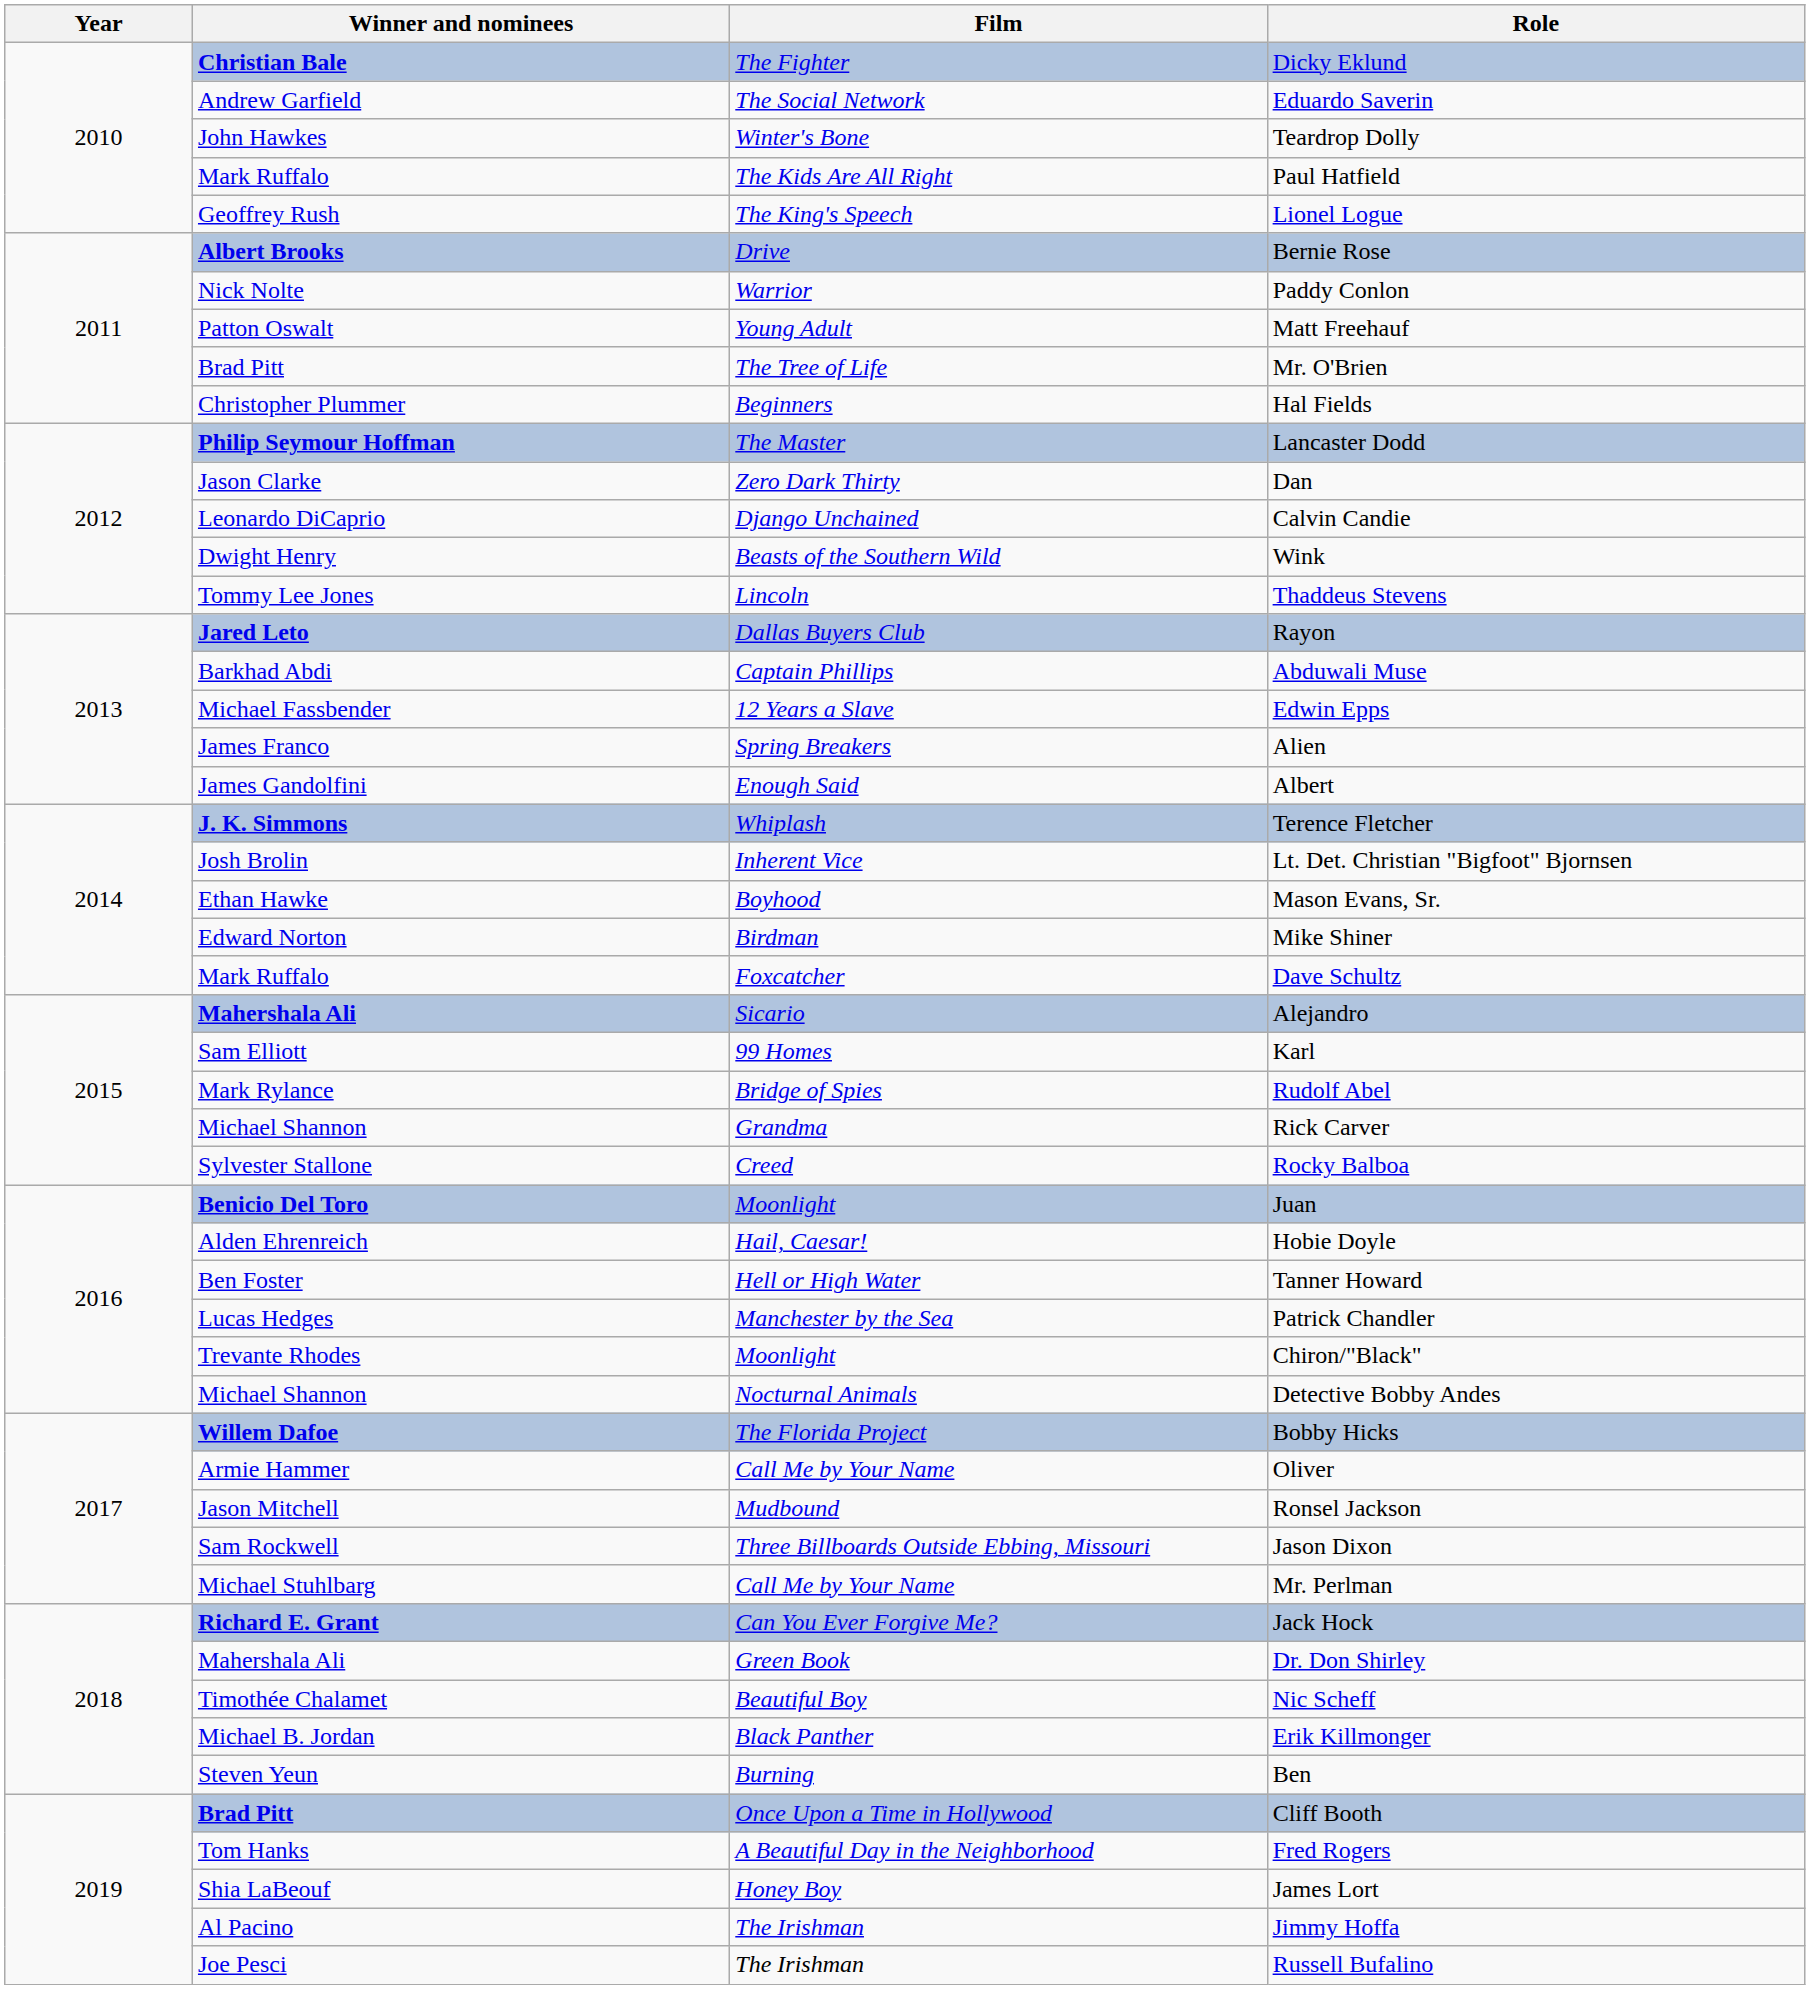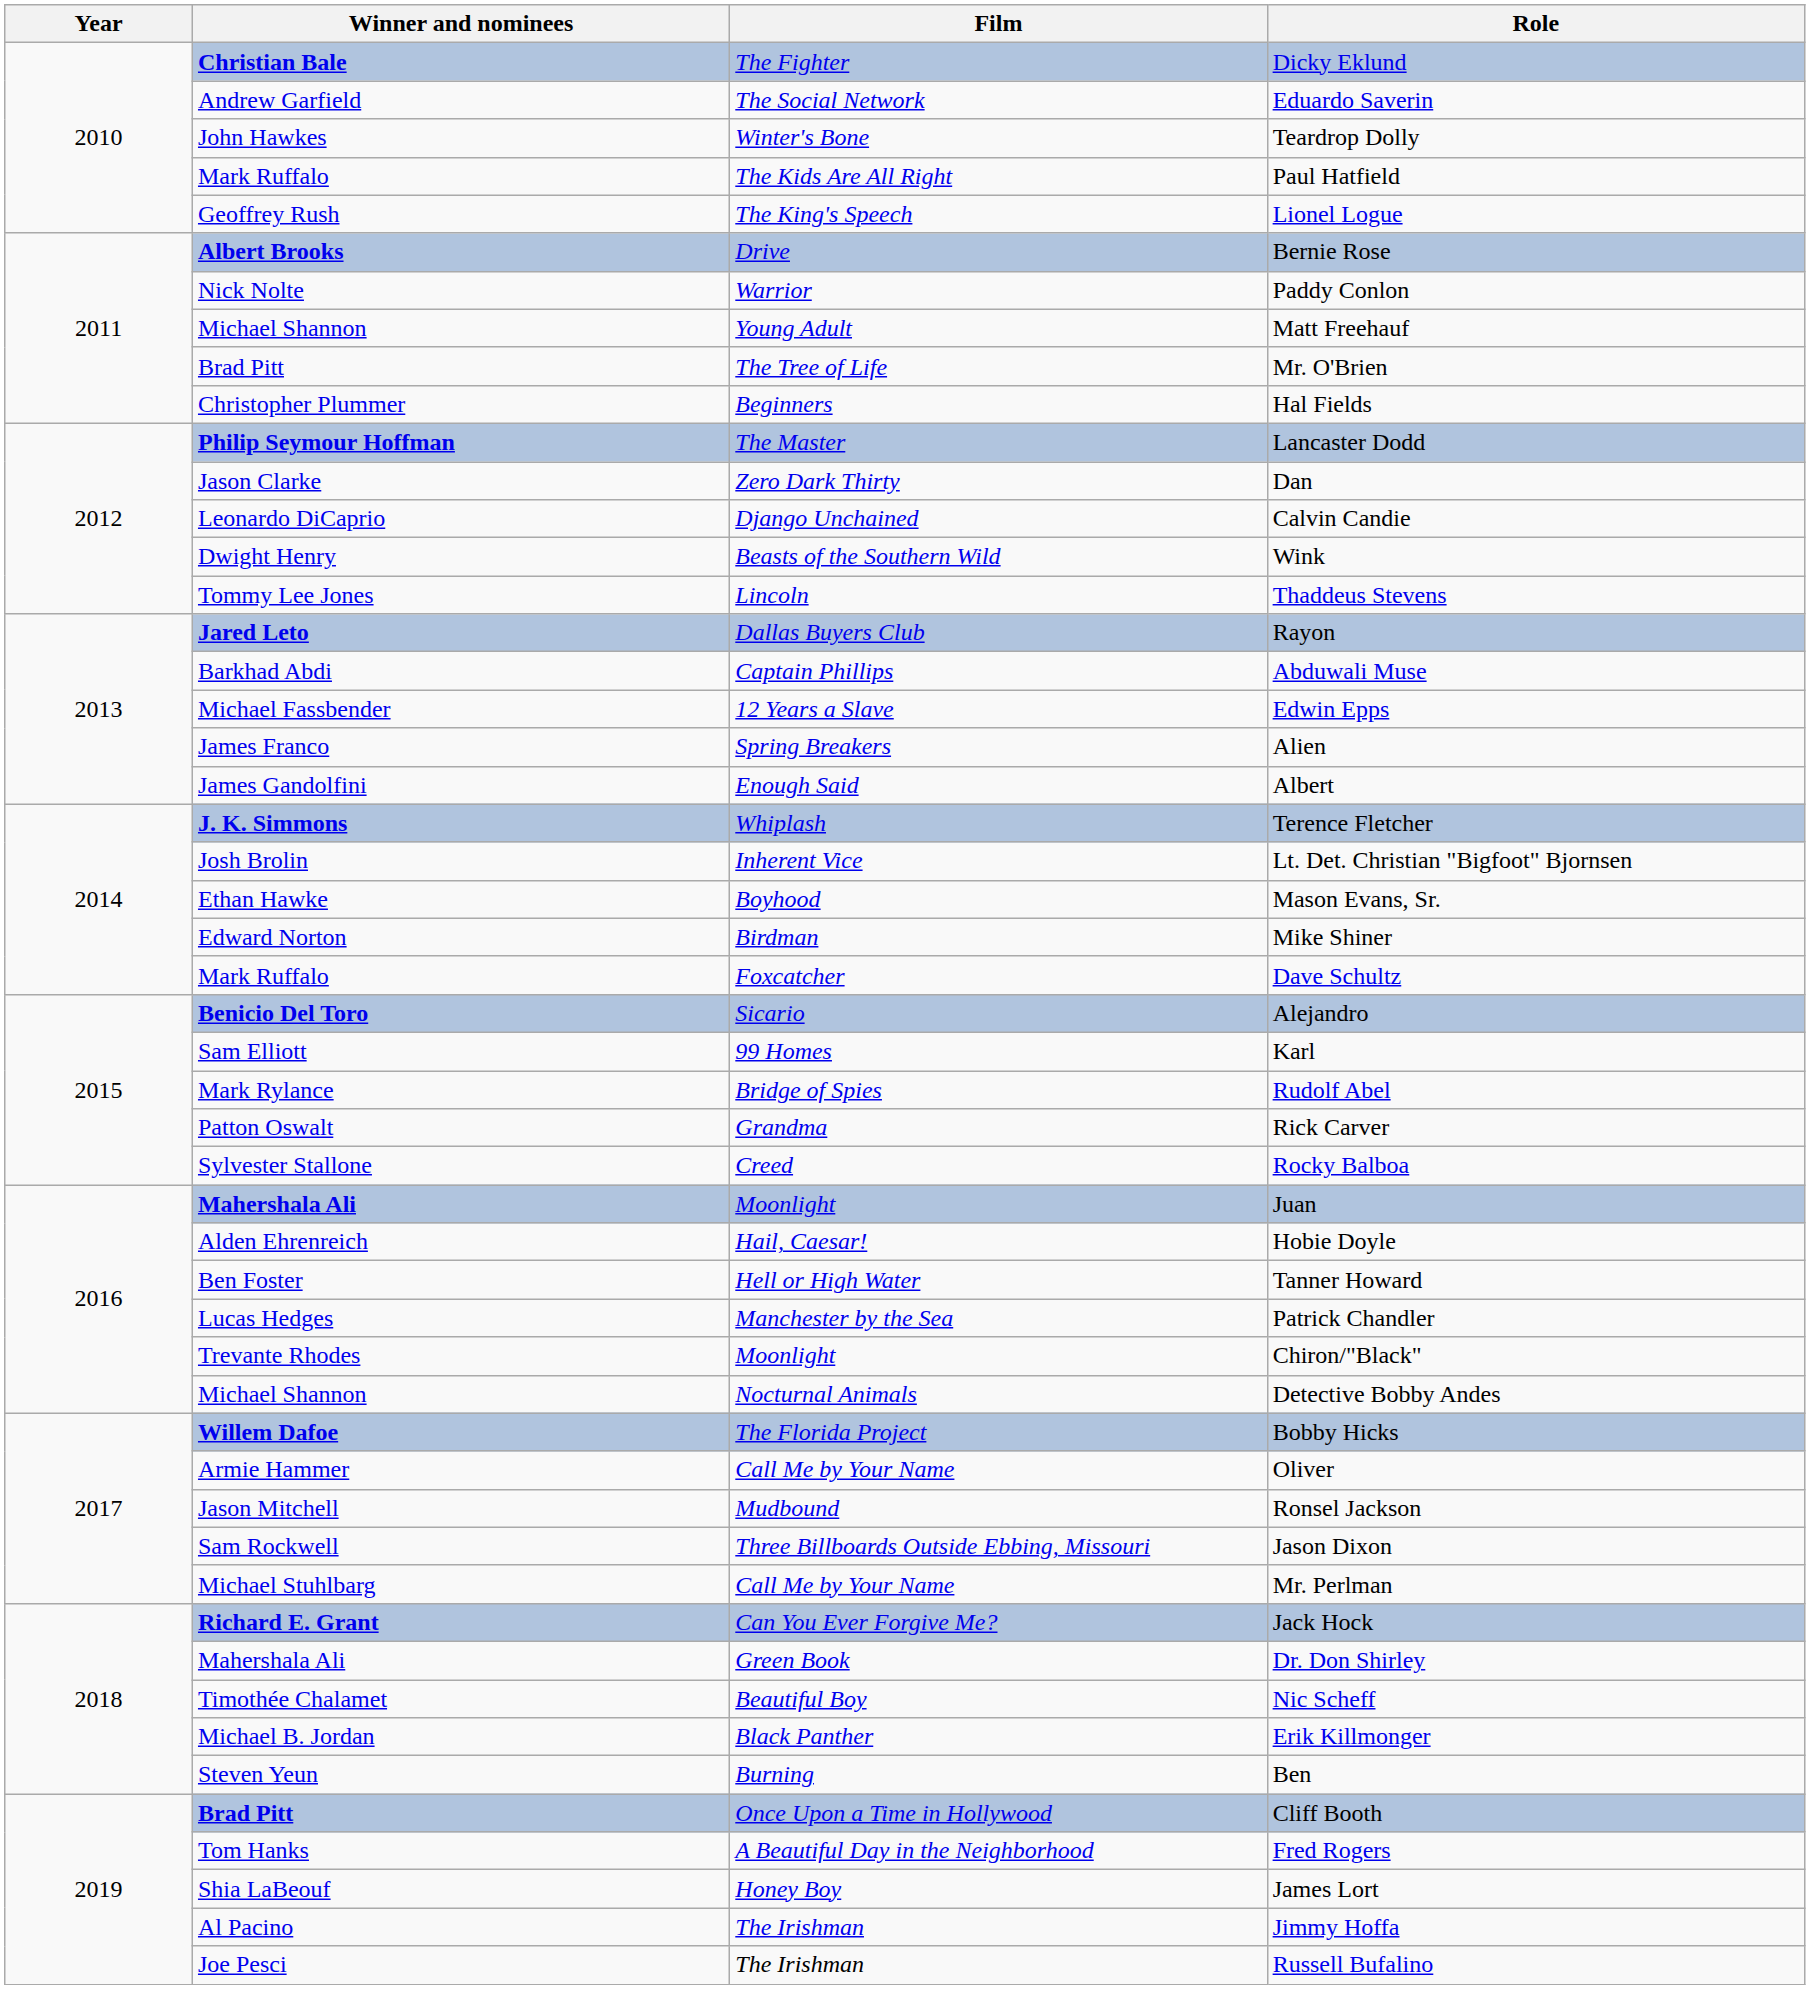(266, 328) Patton Oswalt -> (282, 328) Michael Shannon
(277, 1013) Mahershala Ali -> (283, 1013) Benicio Del Toro
(282, 1127) Michael Shannon -> (266, 1127) Patton Oswalt
(283, 1203) Benicio Del Toro -> (277, 1203) Mahershala Ali
